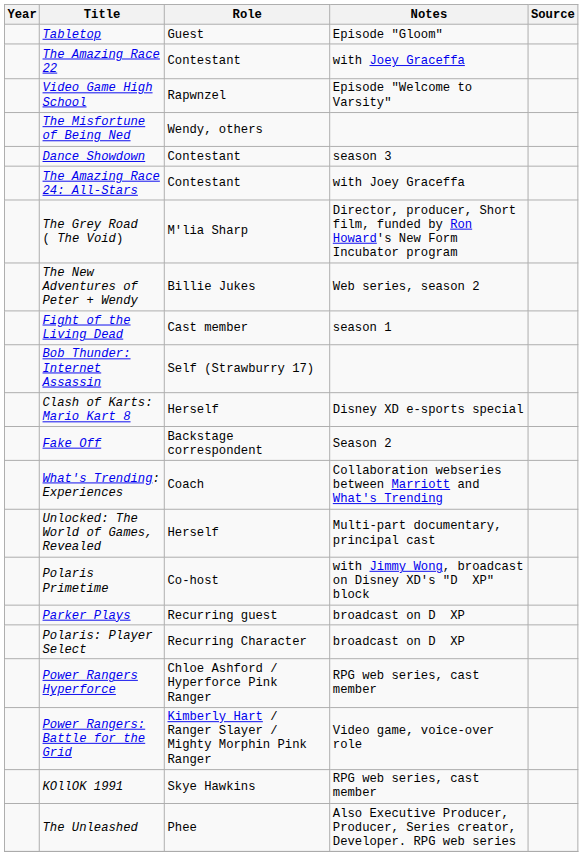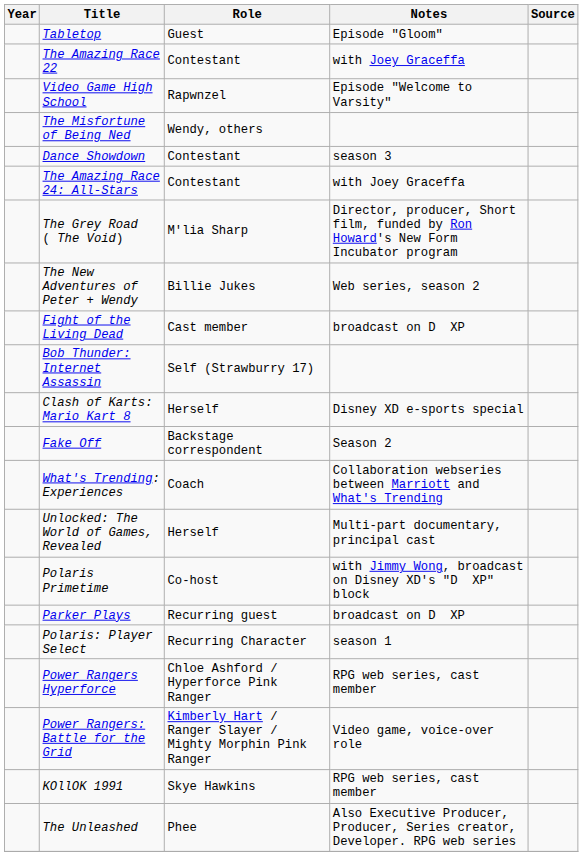(362, 328) season 1 -> (399, 328) broadcast on D XP
(399, 642) broadcast on D XP -> (362, 642) season 1
